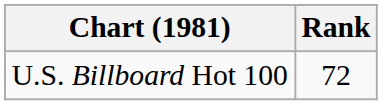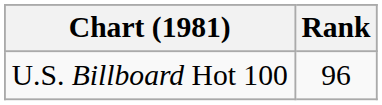(336, 74) 72 -> (336, 74) 96
